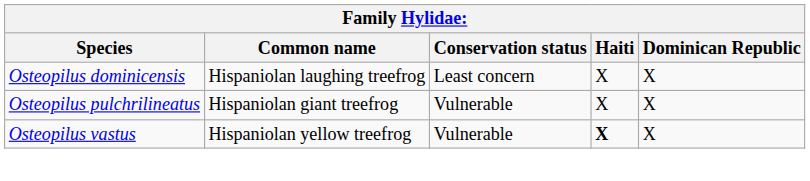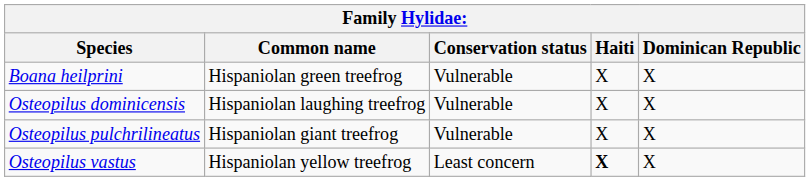+ row: (66, 76)
(484, 76) Least concern -> (473, 104) Vulnerable
(473, 133) Vulnerable -> (484, 162) Least concern
